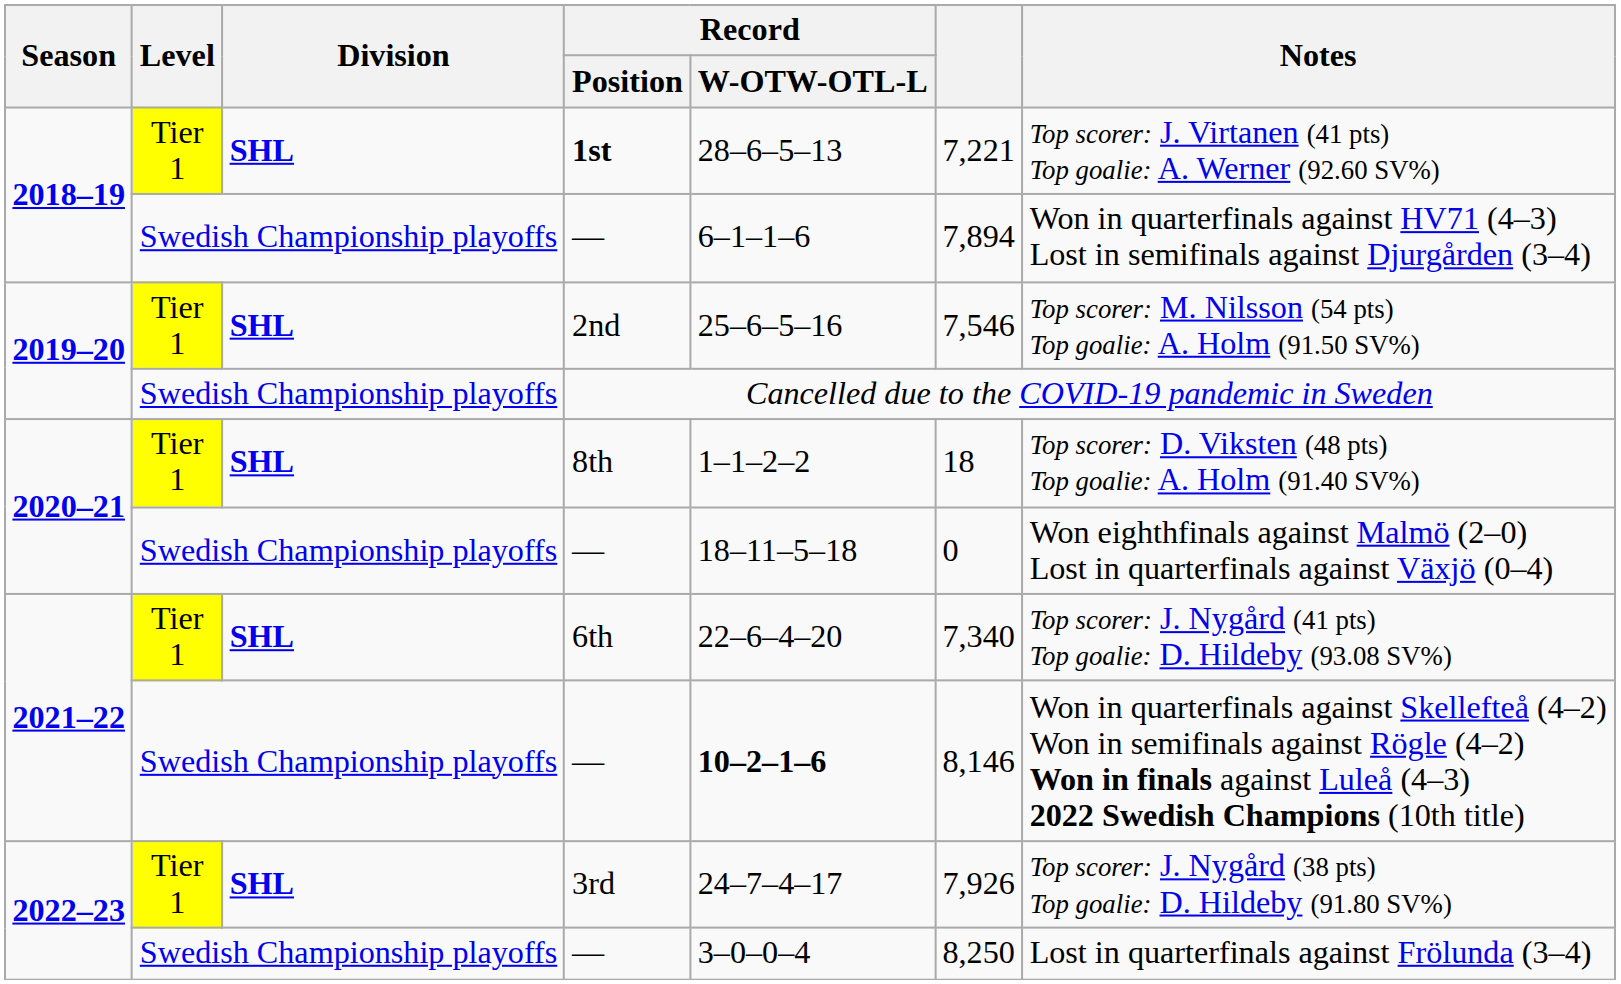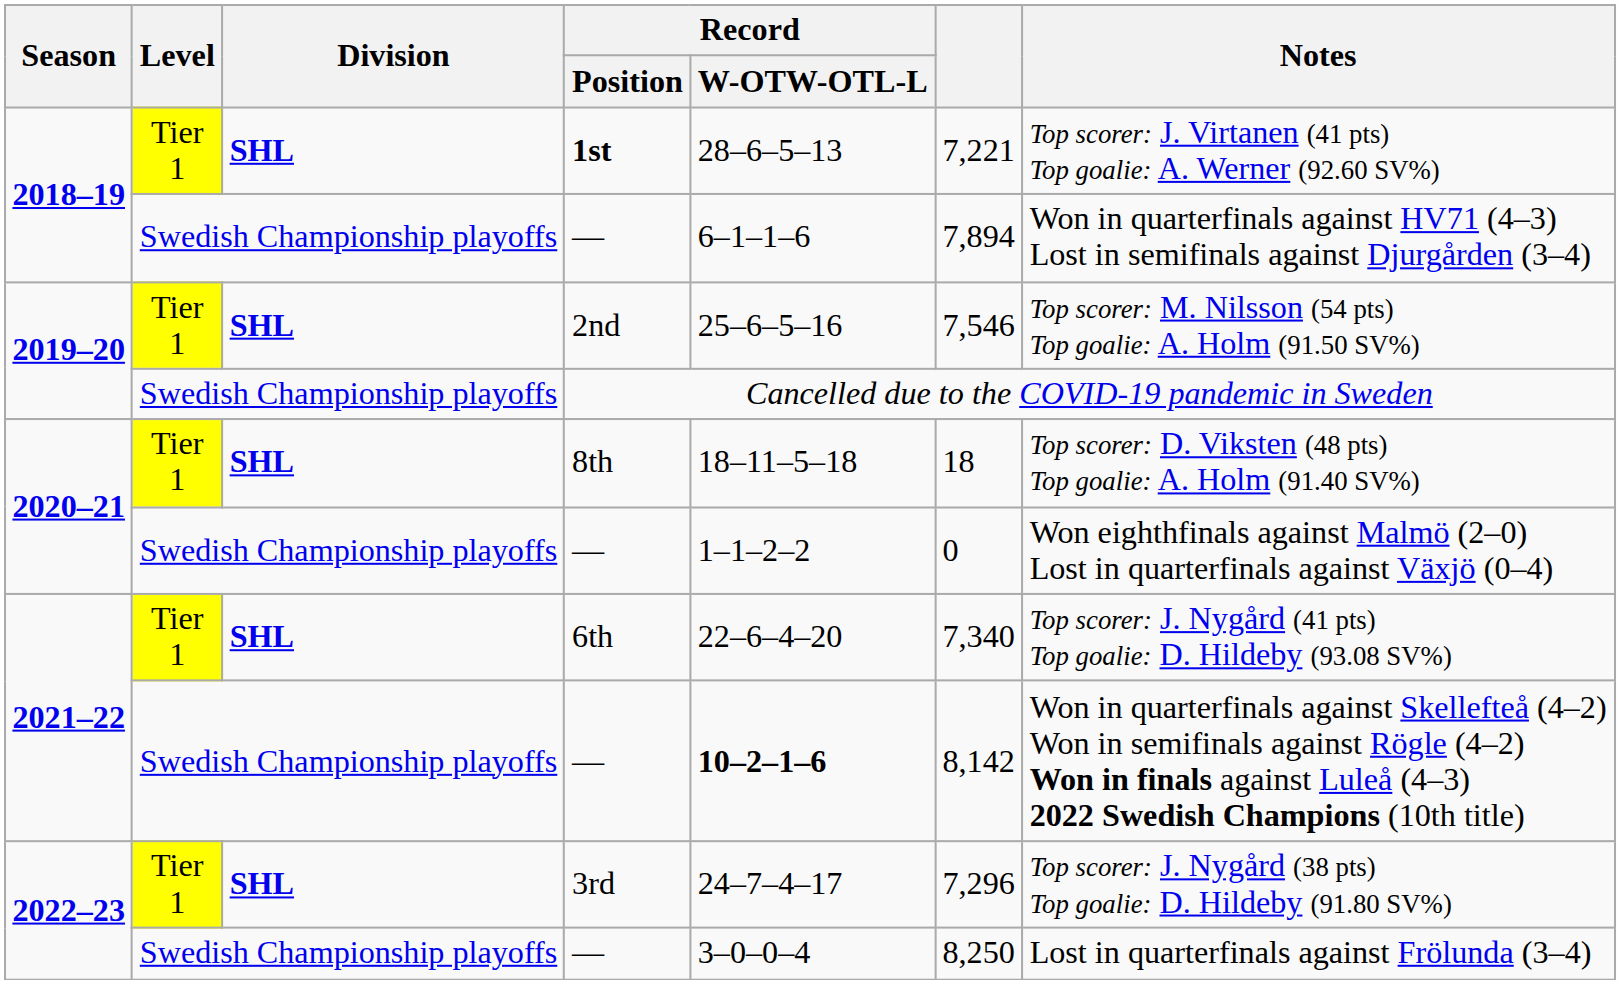(754, 462) 1–1–2–2 -> (778, 462) 18–11–5–18
(778, 549) 18–11–5–18 -> (754, 549) 1–1–2–2
(979, 760) 8,146 -> (979, 760) 8,142
(979, 883) 7,926 -> (979, 883) 7,296
